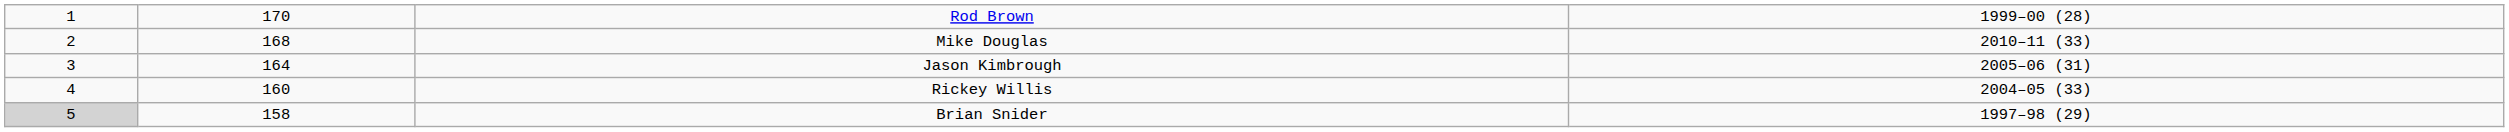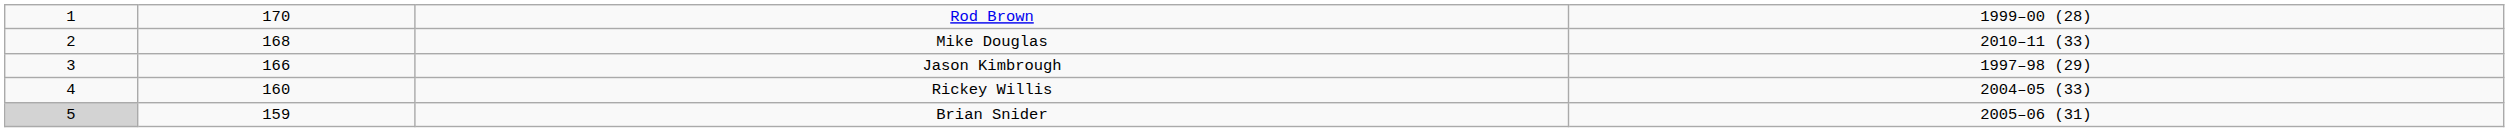(276, 66) 164 -> (276, 66) 166
(2036, 66) 2005–06 (31) -> (2036, 66) 1997–98 (29)
(276, 114) 158 -> (276, 114) 159
(2036, 114) 1997–98 (29) -> (2036, 114) 2005–06 (31)
